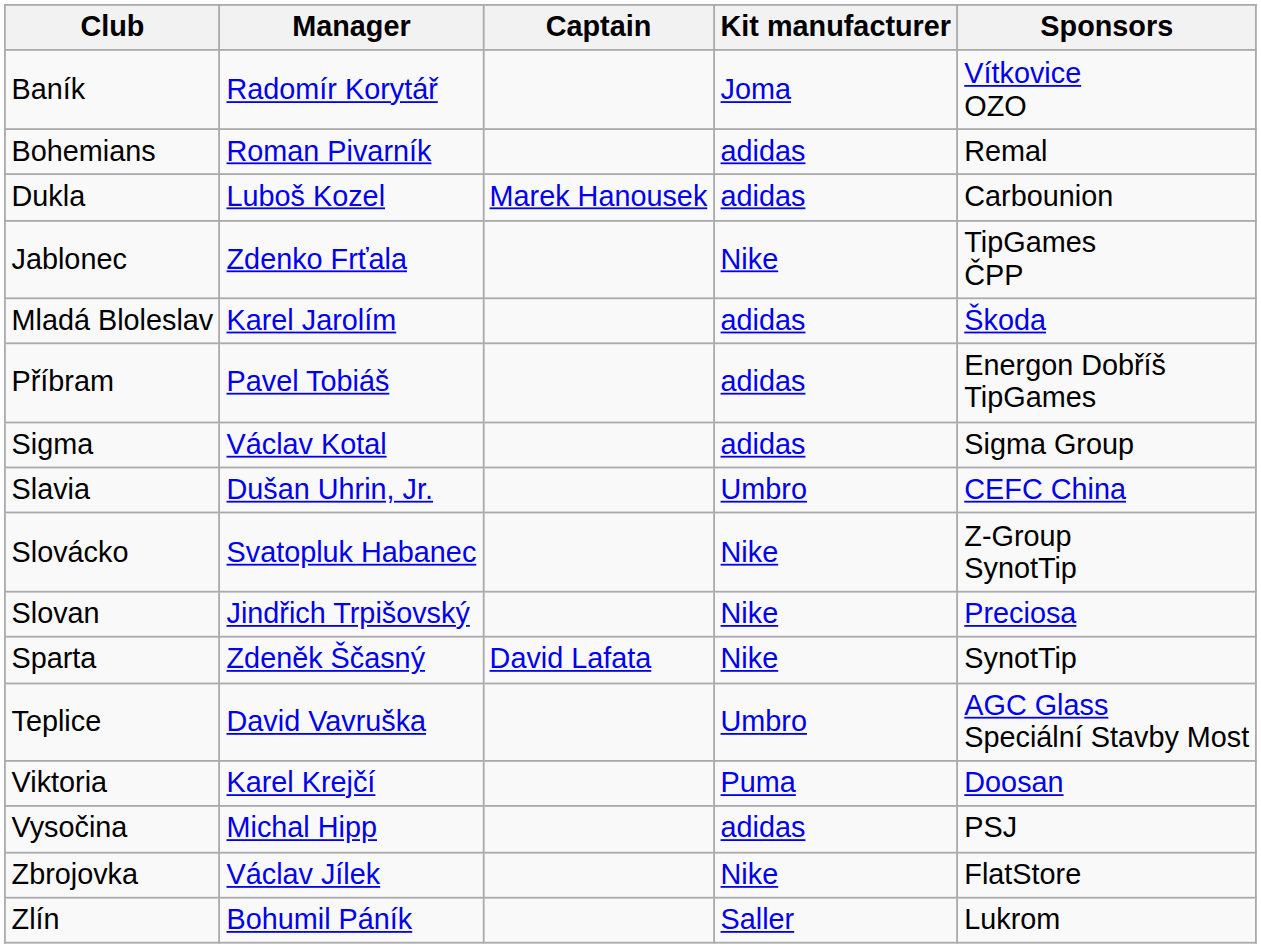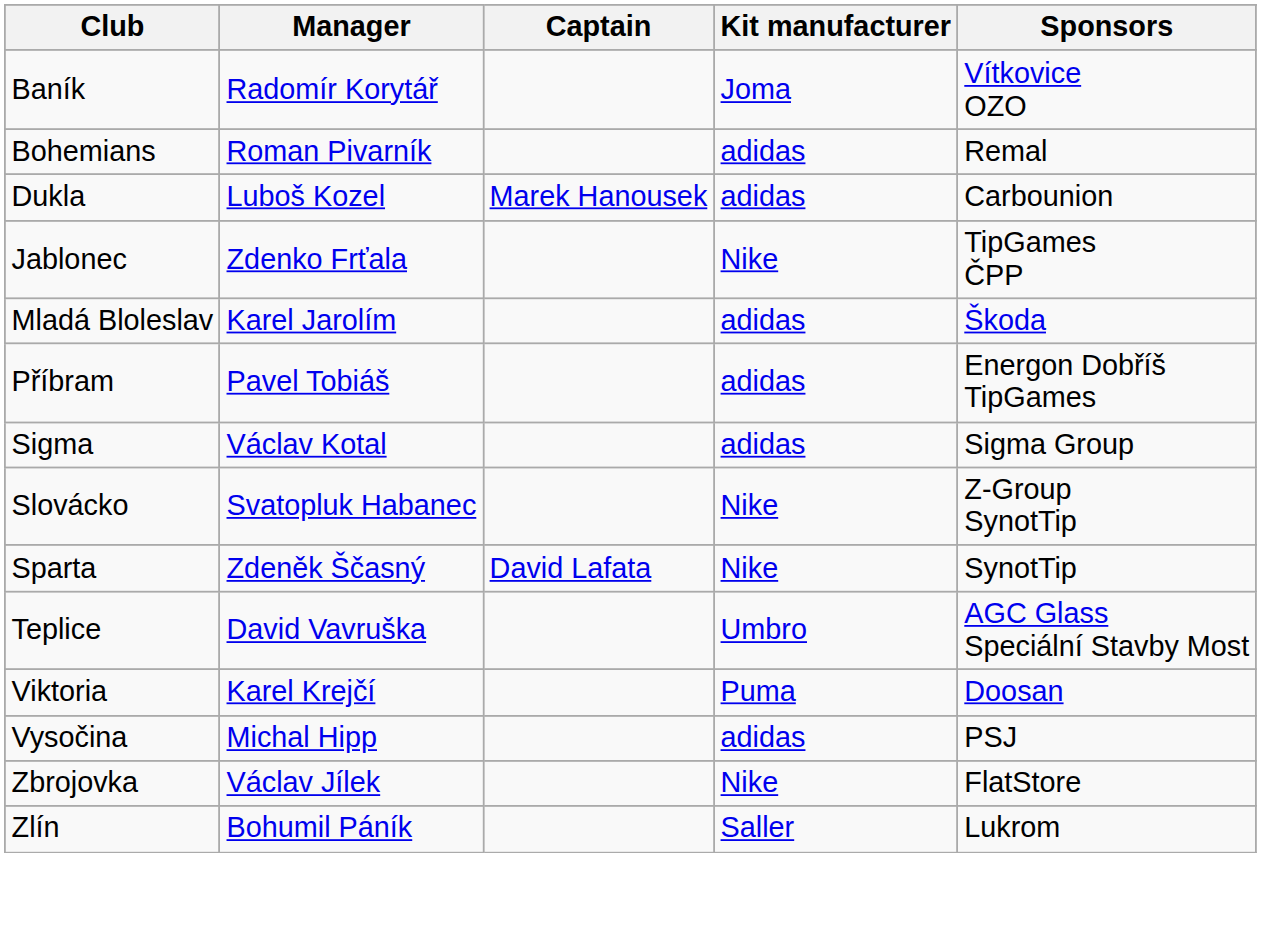- row: (51, 489)
- row: (56, 613)
